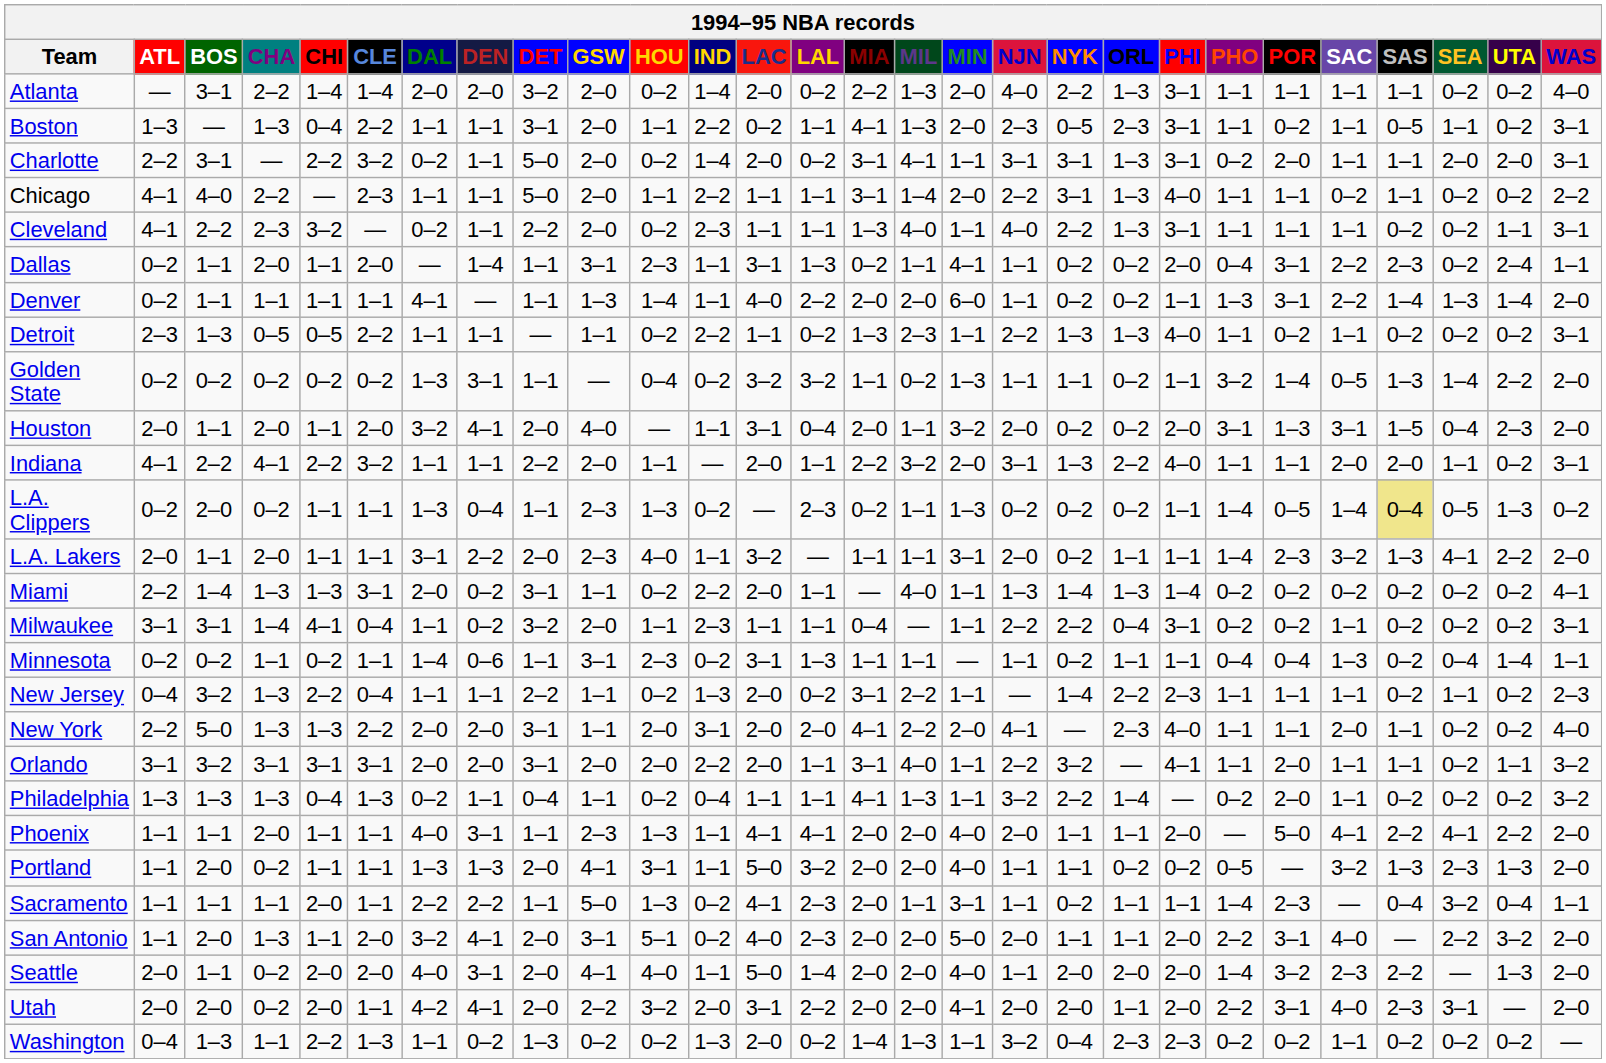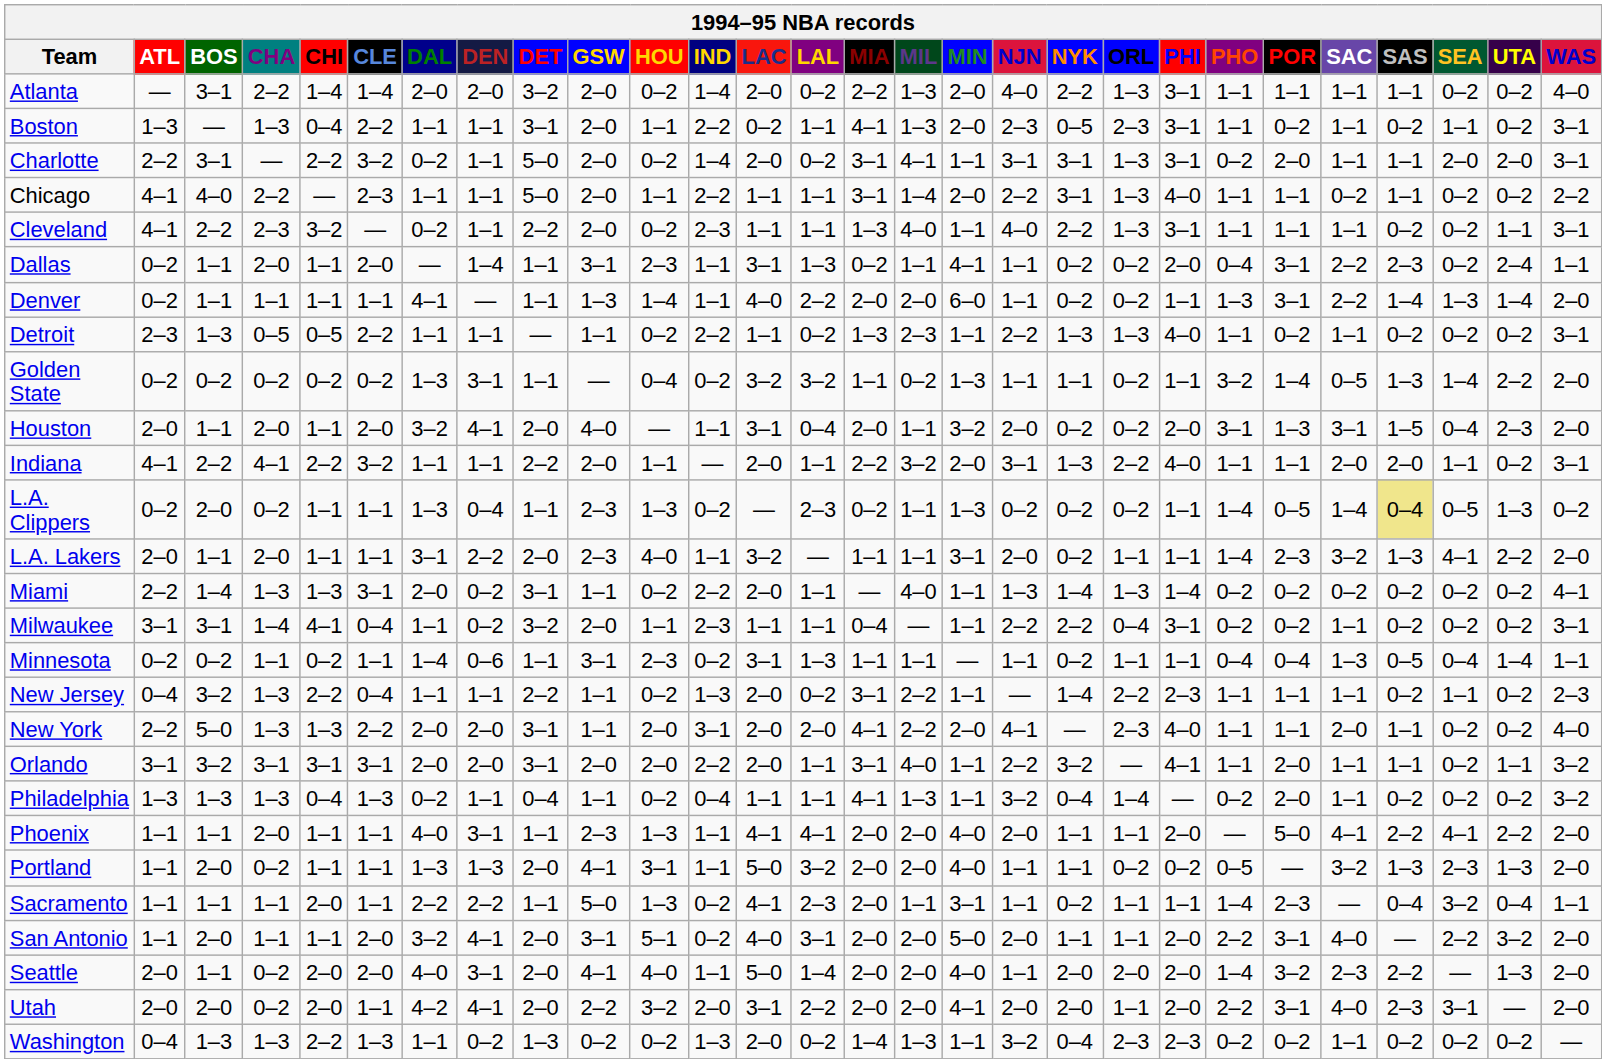(1405, 126) 0–5 -> (1405, 126) 0–2
(1405, 660) 0–2 -> (1405, 660) 0–5
(1075, 799) 2–2 -> (1075, 799) 0–4
(272, 937) 1–3 -> (272, 937) 1–1
(818, 937) 2–3 -> (818, 937) 3–1
(272, 1041) 1–1 -> (272, 1041) 1–3
